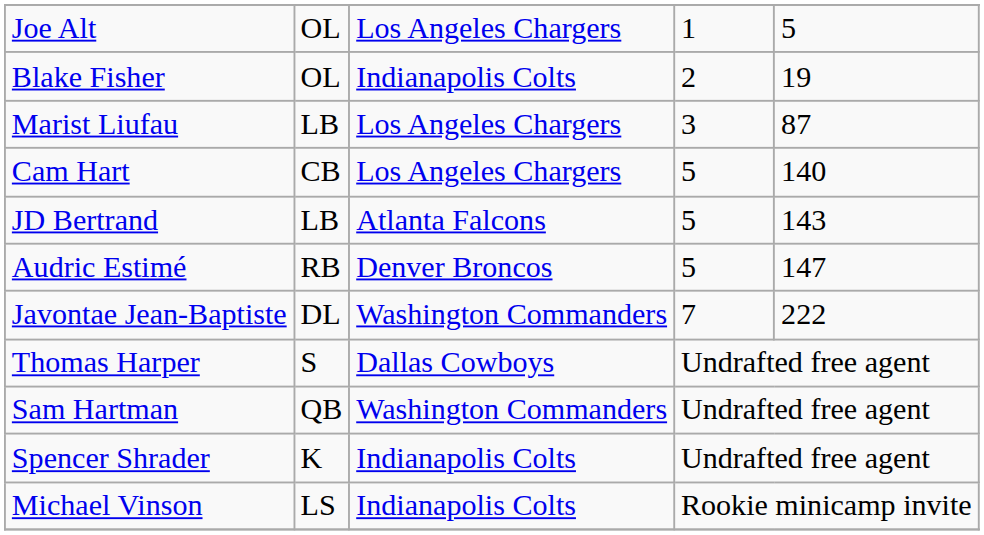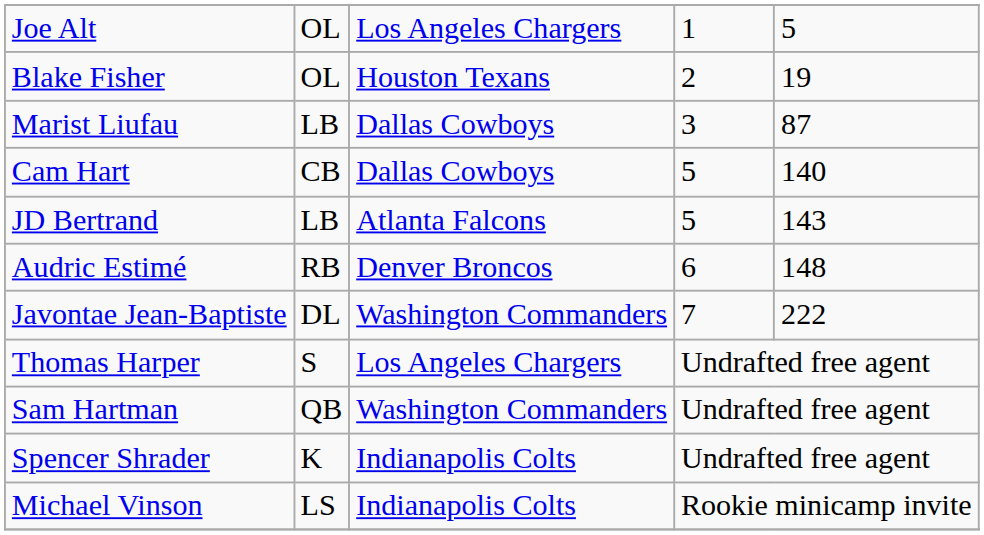(466, 76) Indianapolis Colts -> (453, 76) Houston Texans
(489, 123) Los Angeles Chargers -> (455, 123) Dallas Cowboys
(489, 171) Los Angeles Chargers -> (455, 171) Dallas Cowboys
(688, 266) 5 -> (688, 266) 6
(804, 266) 147 -> (804, 266) 148
(455, 362) Dallas Cowboys -> (489, 362) Los Angeles Chargers
